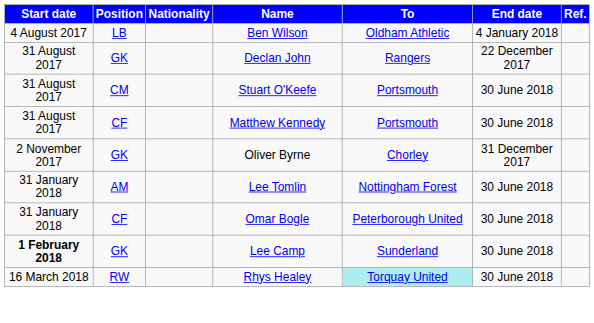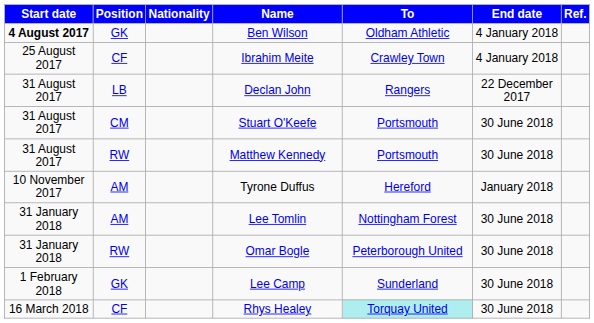(49, 33) normal -> (49, 33) bold
(119, 33) LB -> (119, 33) GK
+ row: (277, 59)
(119, 59) GK -> (119, 91) LB
(119, 123) CF -> (119, 155) RW
- row: (277, 155)
+ row: (277, 187)
(119, 219) CF -> (119, 252) RW
(49, 252) bold -> (49, 284) normal
(119, 277) RW -> (119, 309) CF
